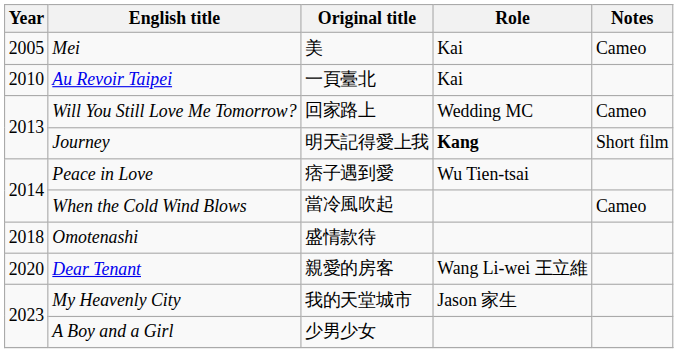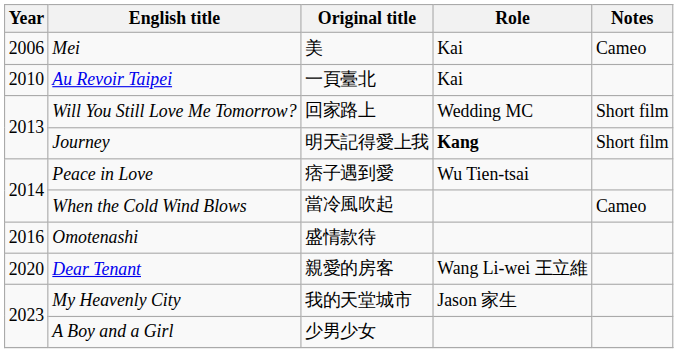(26, 48) 2005 -> (26, 48) 2006
(621, 111) Cameo -> (632, 111) Short film
(26, 237) 2018 -> (26, 237) 2016
